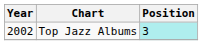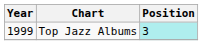(20, 31) 2002 -> (20, 31) 1999
